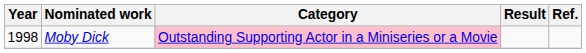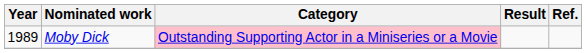(23, 37) 1998 -> (23, 37) 1989
